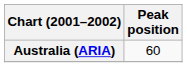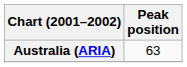(153, 51) 60 -> (153, 51) 63
